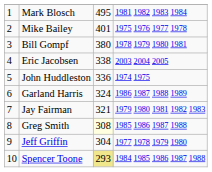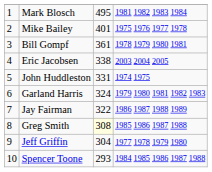(103, 45) 380 -> (103, 45) 361
(103, 77) 336 -> (103, 77) 331
(151, 93) 1986 1987 1988 1989 -> (160, 93) 1979 1980 1981 1982 1983
(103, 110) 321 -> (103, 110) 322
(160, 110) 1979 1980 1981 1982 1983 -> (151, 110) 1986 1987 1988 1989
(103, 158) khaki background -> (103, 158) no background
